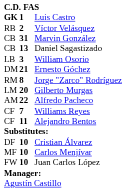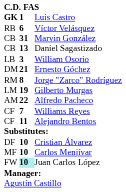(21, 28) 2 -> (21, 28) 6
(24, 90) 20 -> (24, 90) 19
(24, 162) no background -> (24, 162) paleturquoise background
